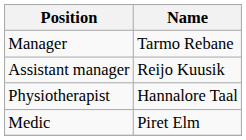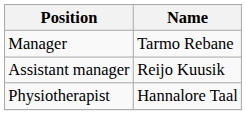- row: (29, 122)
